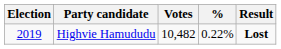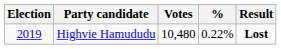(178, 34) 10,482 -> (178, 34) 10,480
